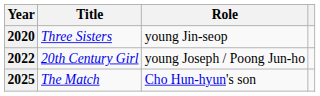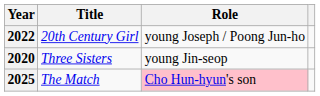rows swapped: (21, 36) <-> (21, 58)
(200, 79) no background -> (200, 79) pink background
